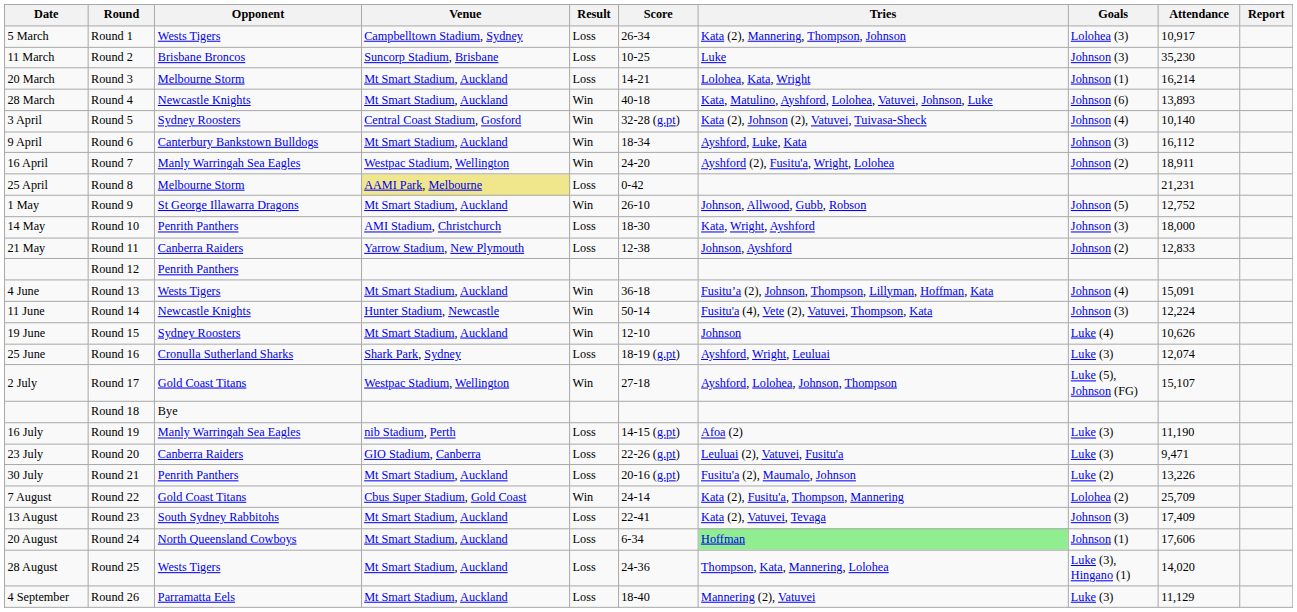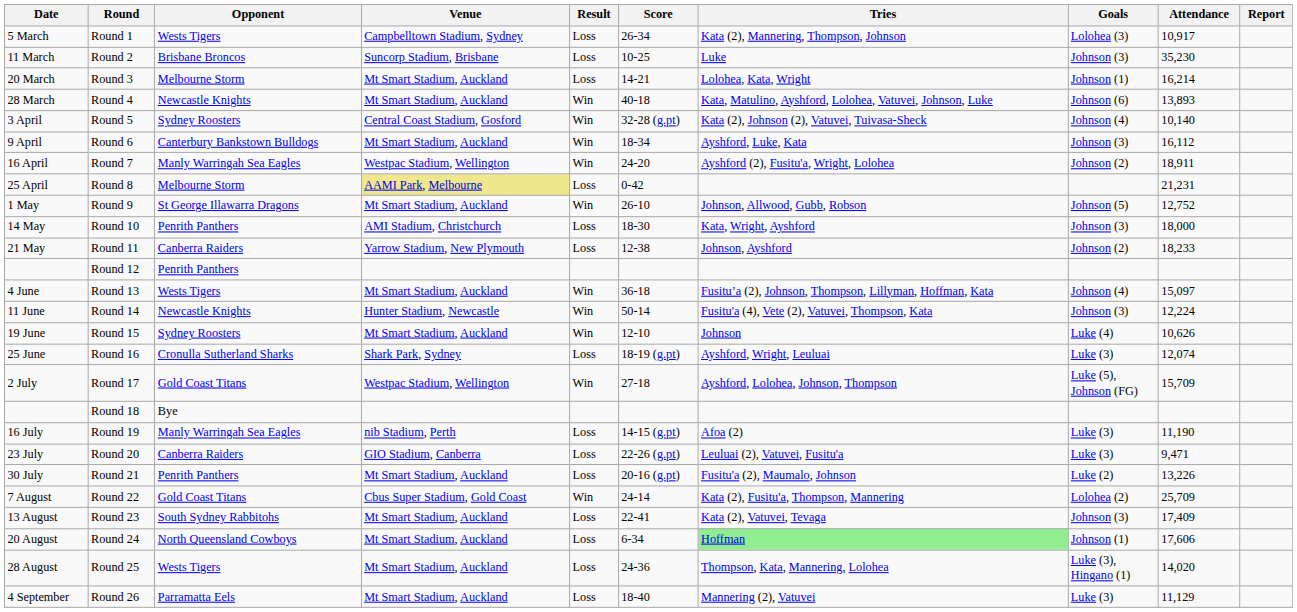(1178, 248) 12,833 -> (1178, 248) 18,233
(1178, 290) 15,091 -> (1178, 290) 15,097
(1178, 383) 15,107 -> (1178, 383) 15,709
